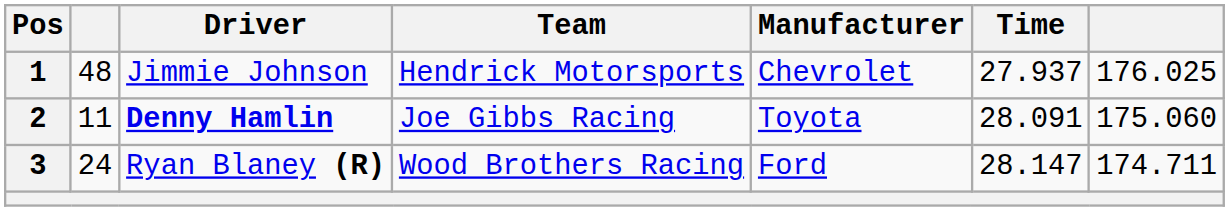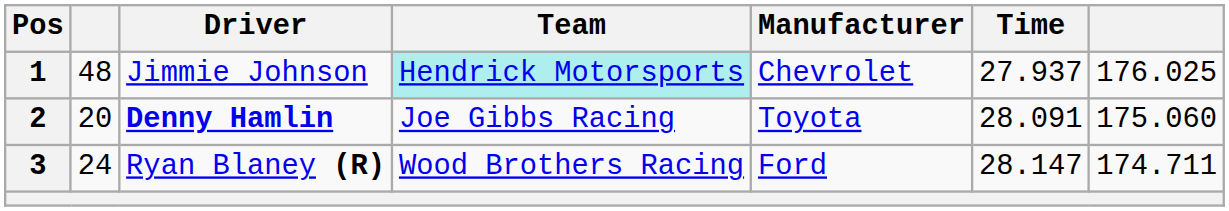(572, 75) no background -> (572, 75) paleturquoise background
(95, 122) 11 -> (95, 122) 20
